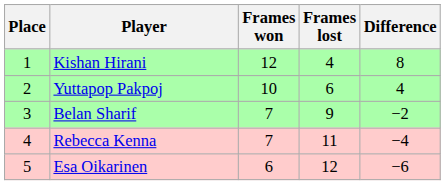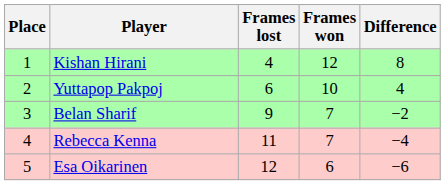columns swapped: (269, 26) <-> (330, 26)
